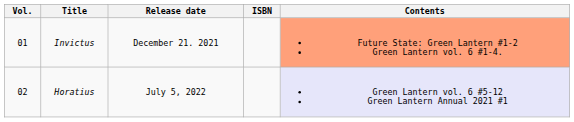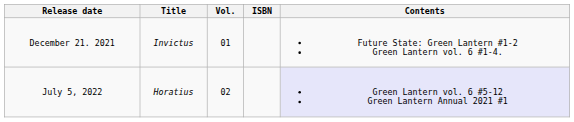columns swapped: (23, 11) <-> (176, 11)
(425, 47) lightsalmon background -> (425, 47) no background
